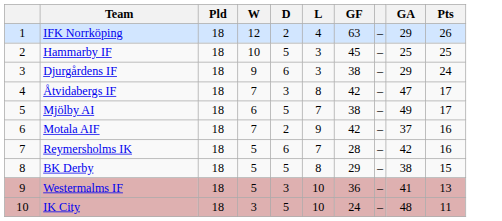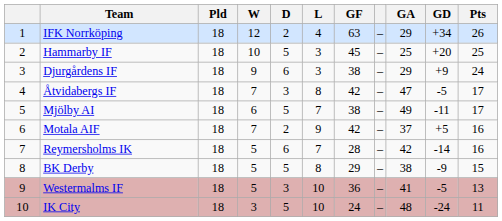+ column: (442, 14)
